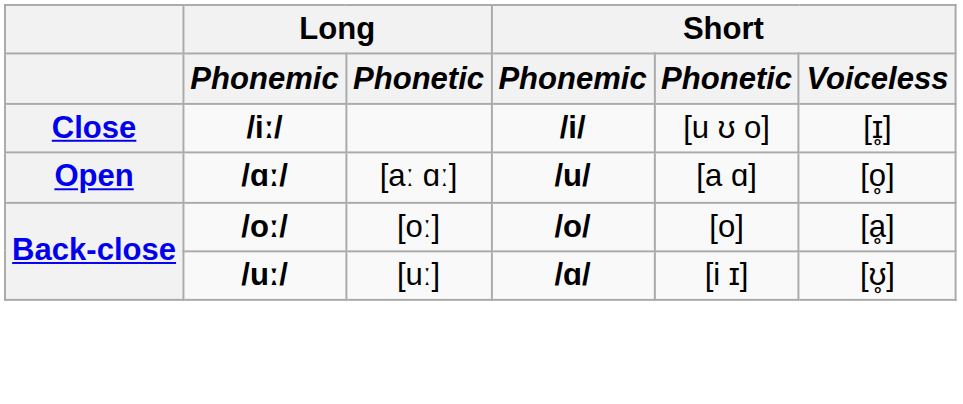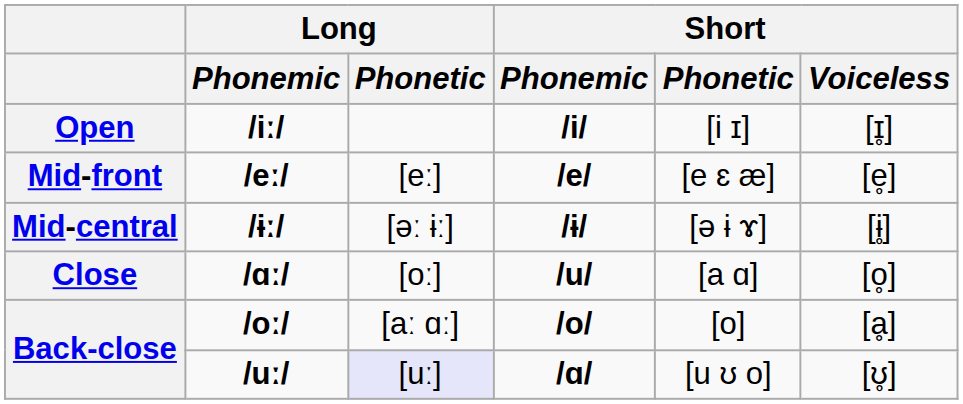(94, 127) Close -> (95, 127) Open
(727, 127) [u ʊ o] -> (728, 127) [i ɪ]
+ row: (266, 176)
+ row: (266, 226)
(94, 176) Open -> (95, 275) Close
(419, 176) [aː ɑː] -> (420, 275) [oː]
(419, 226) [oː] -> (420, 324) [aː ɑː]
(419, 275) no background -> (420, 373) lavender background
(727, 275) [i ɪ] -> (728, 373) [u ʊ o]
